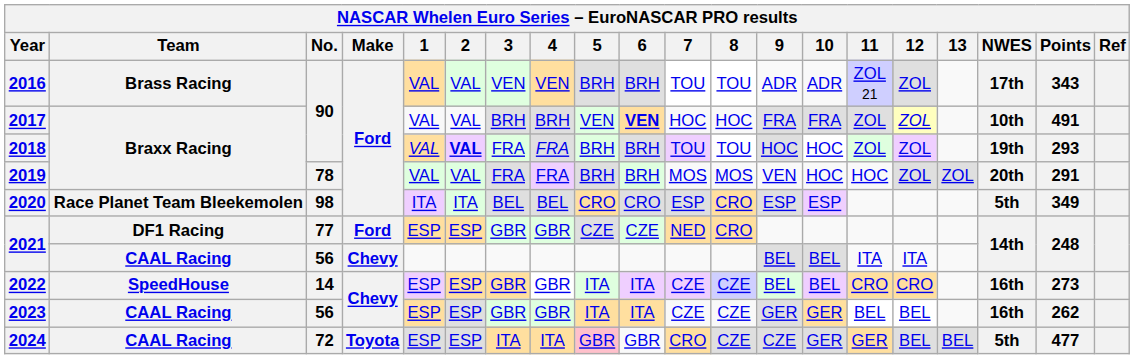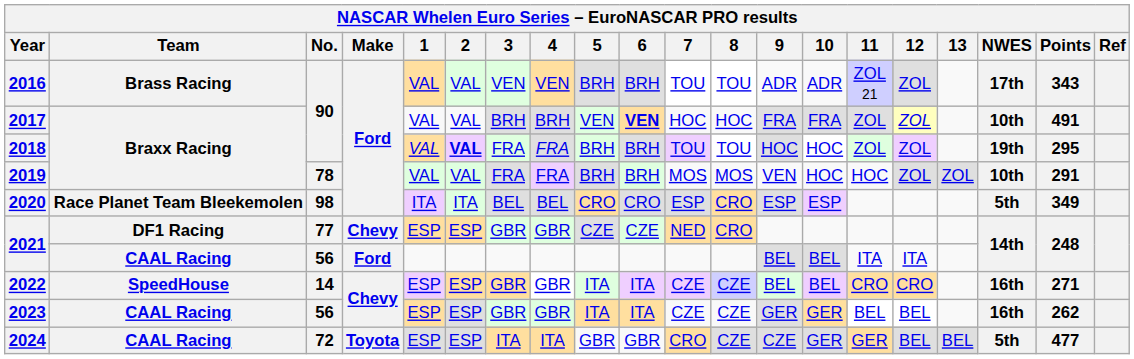(1065, 148) 293 -> (1065, 148) 295
(1007, 175) 20th -> (1007, 175) 10th
(373, 230) Ford -> (373, 230) Chevy
(373, 258) Chevy -> (373, 258) Ford
(1065, 285) 273 -> (1065, 285) 271
(597, 340) pink background -> (597, 340) no background
